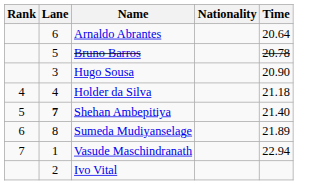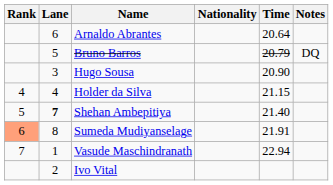+ column: (310, 14)
(276, 53) 20.78 -> (276, 53) 20.79
(276, 92) 21.18 -> (276, 92) 21.15
(22, 131) no background -> (22, 131) lightsalmon background
(276, 131) 21.89 -> (276, 131) 21.91
